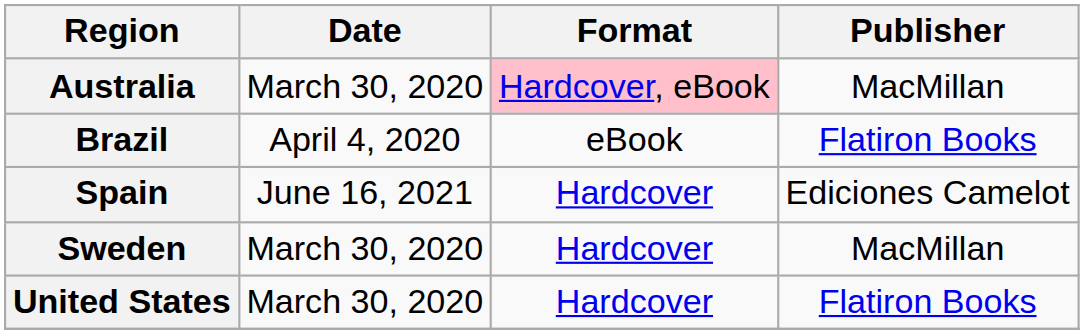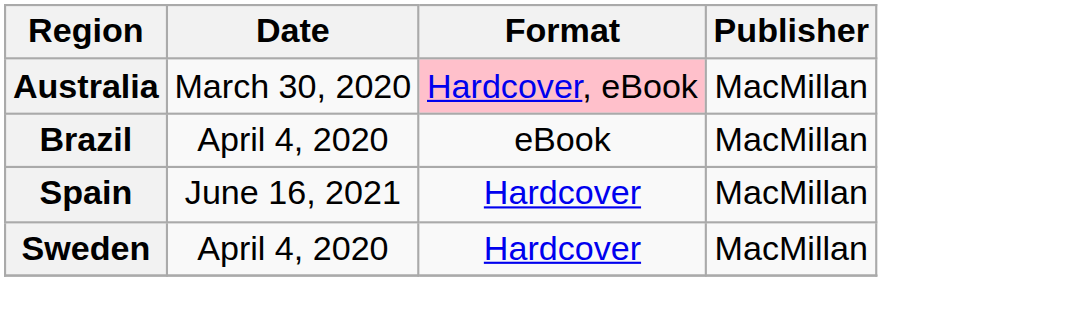(928, 139) Flatiron Books -> (791, 139) MacMillan
(928, 193) Ediciones Camelot -> (791, 193) MacMillan
(365, 247) March 30, 2020 -> (293, 247) April 4, 2020
- row: (122, 301)
